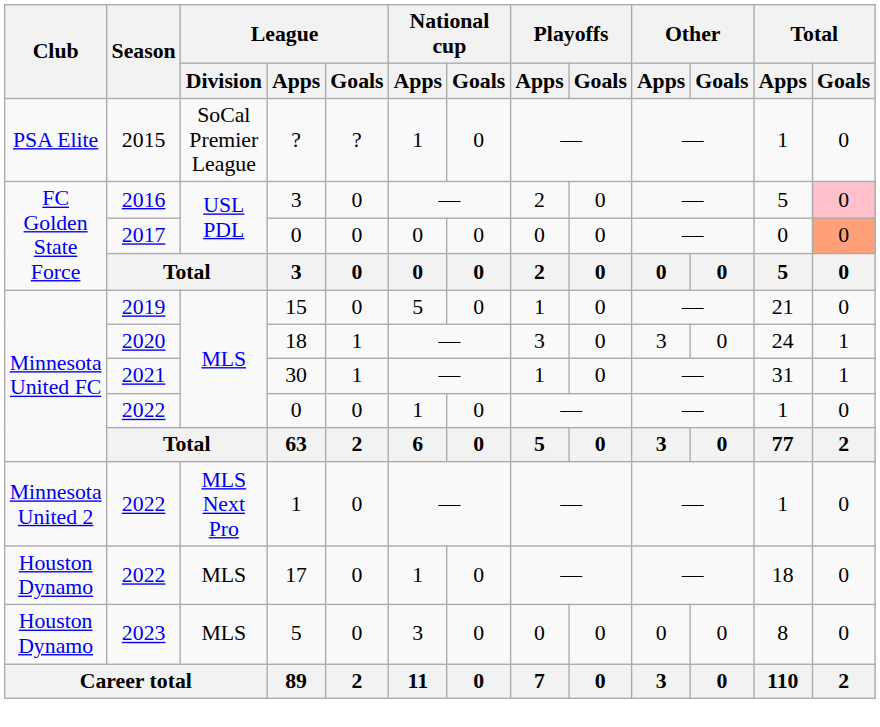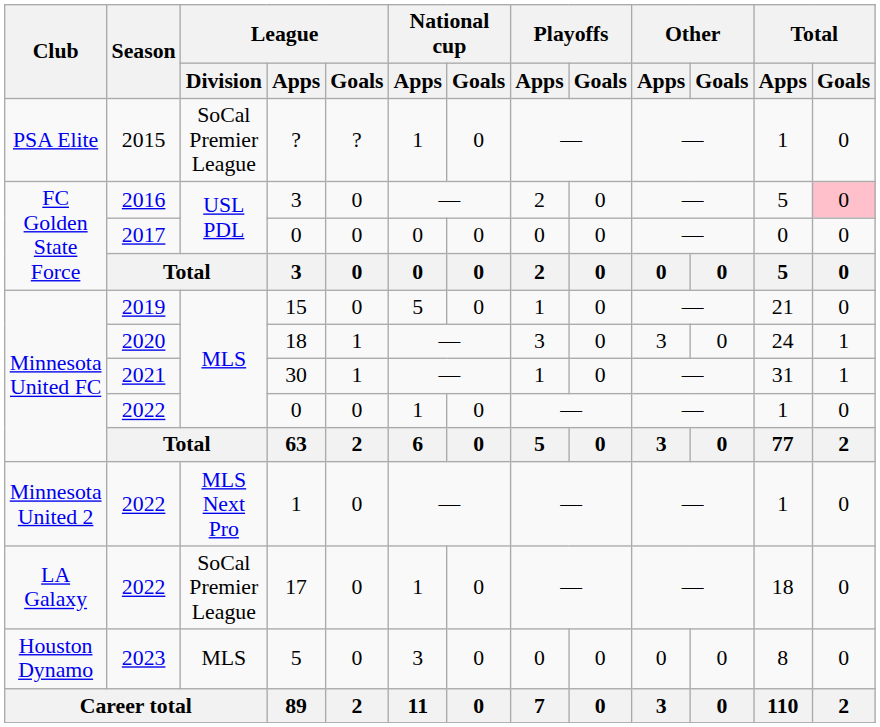(844, 235) lightsalmon background -> (844, 235) no background
(56, 574) Houston Dynamo -> (56, 587) LA Galaxy
(224, 574) MLS -> (224, 587) SoCal Premier League
